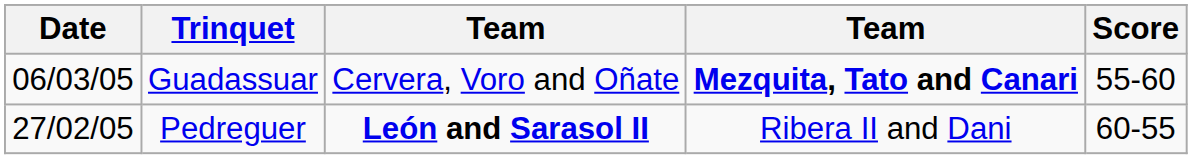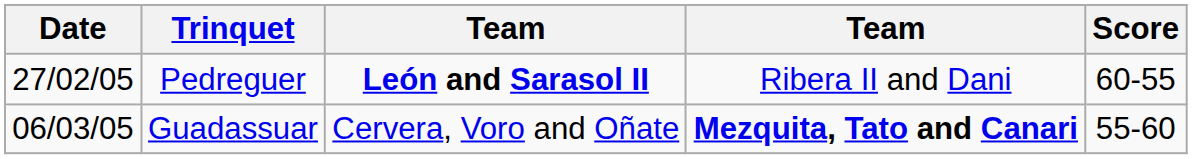rows swapped: (233, 128) <-> (233, 78)
